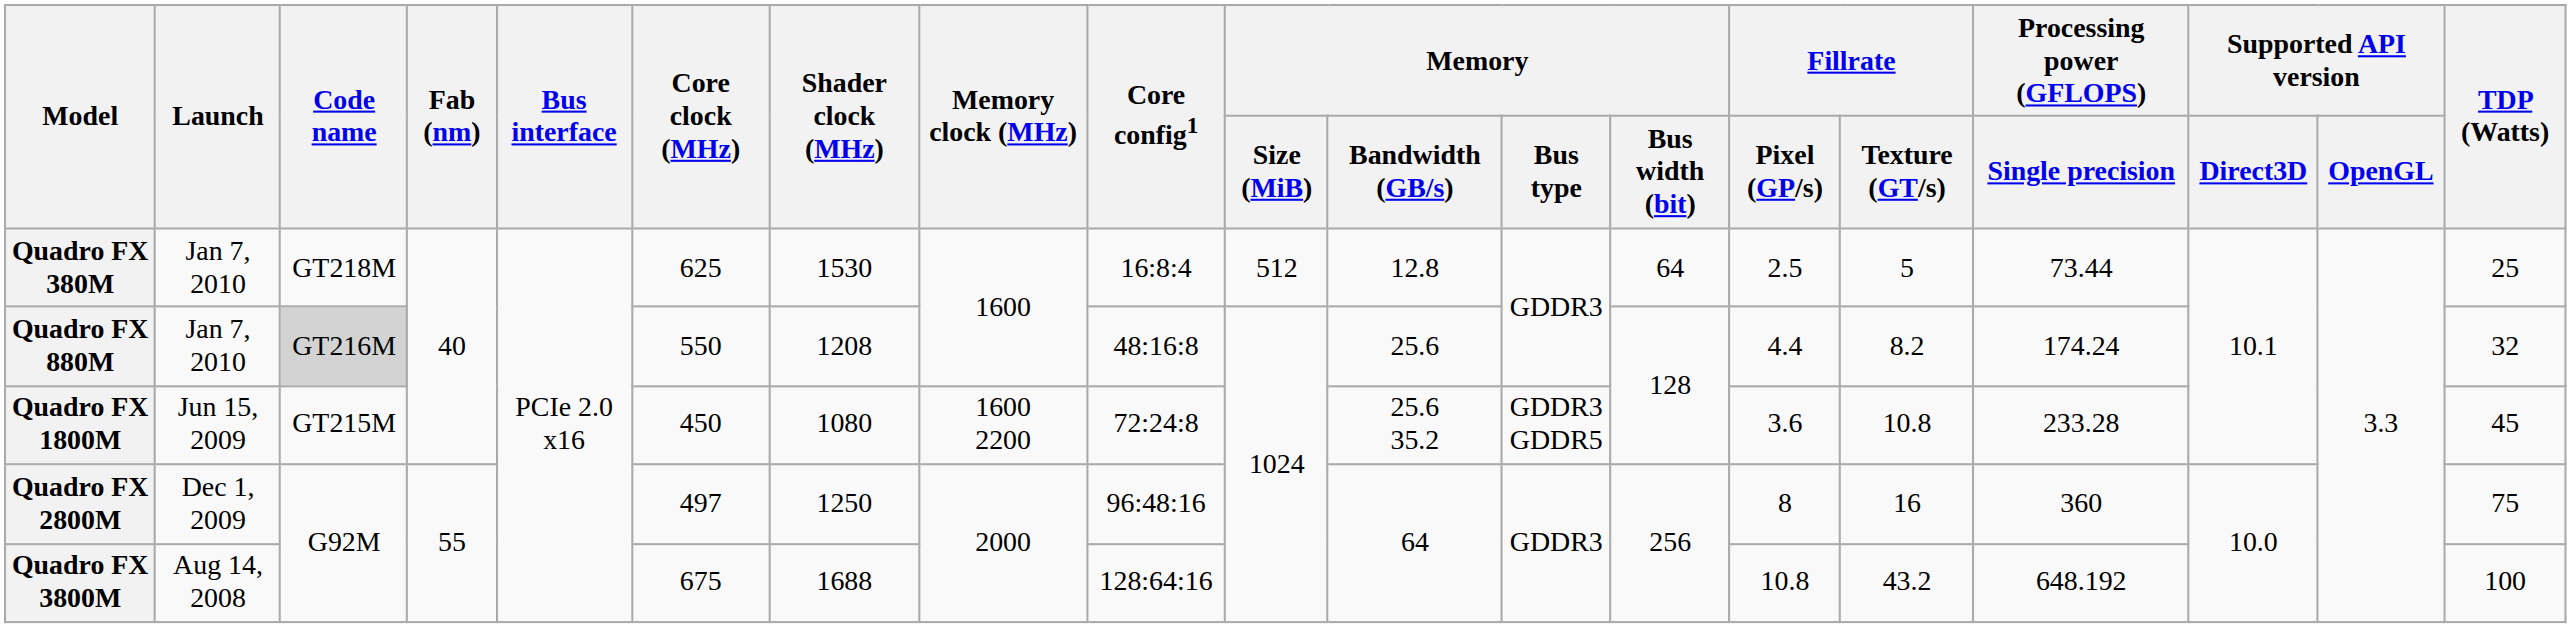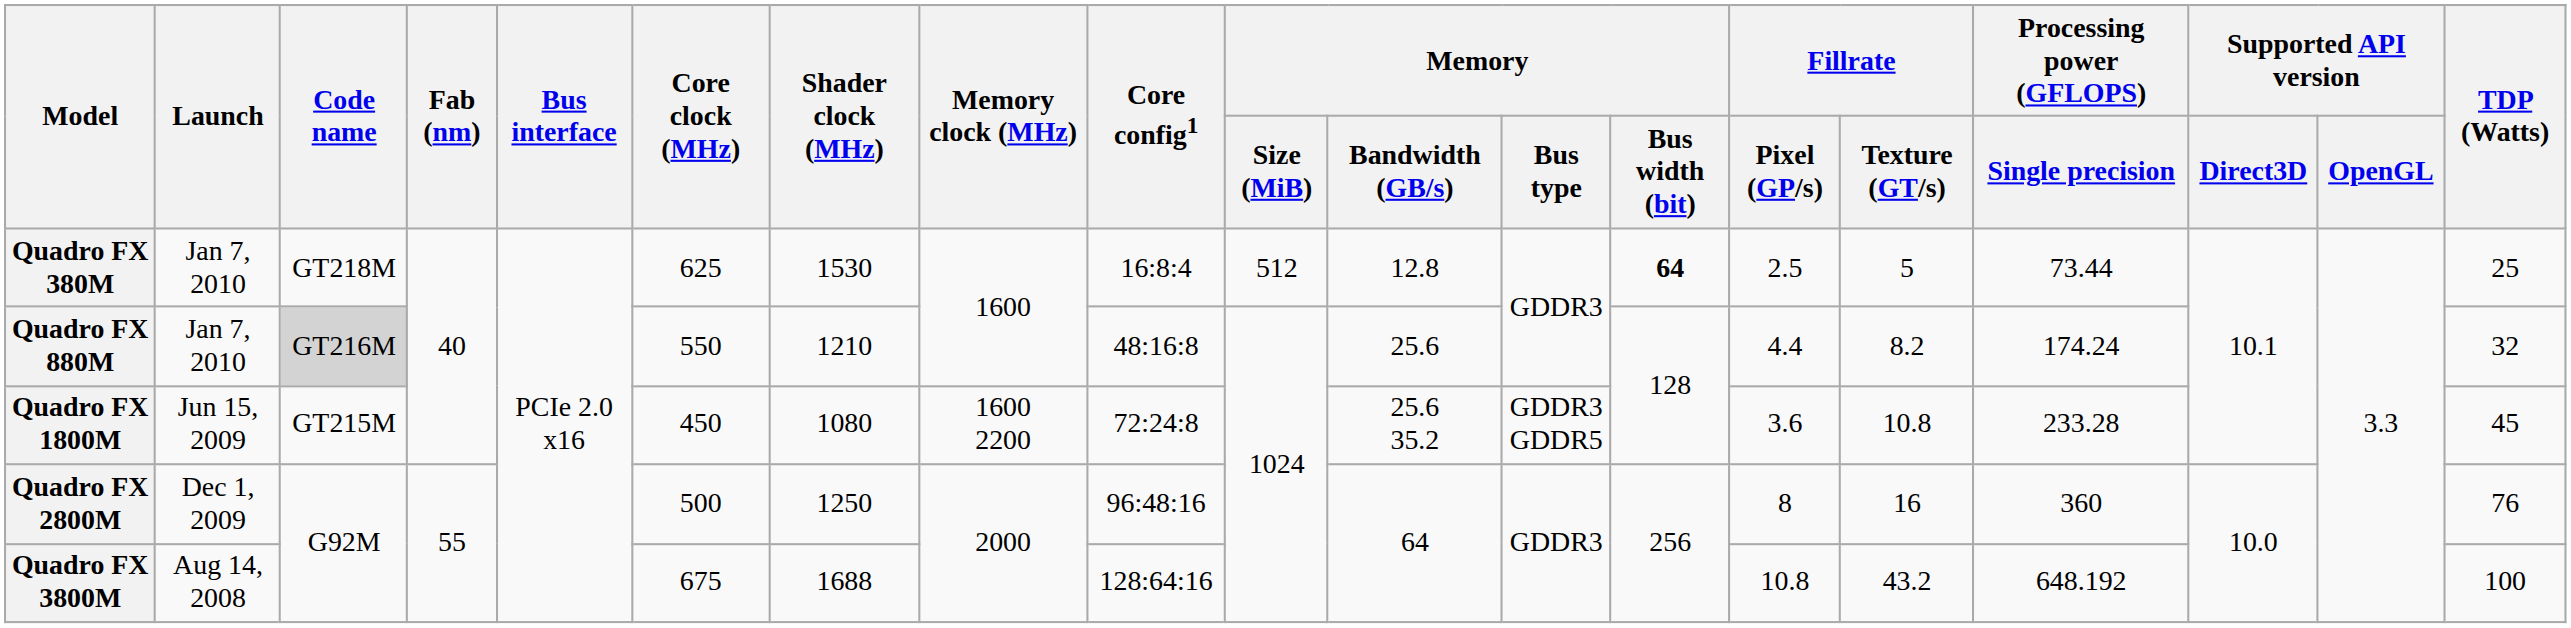(1670, 266) normal -> (1670, 266) bold
(844, 345) 1208 -> (844, 345) 1210
(701, 503) 497 -> (701, 503) 500
(2505, 503) 75 -> (2505, 503) 76
